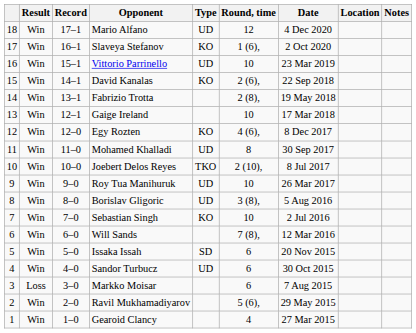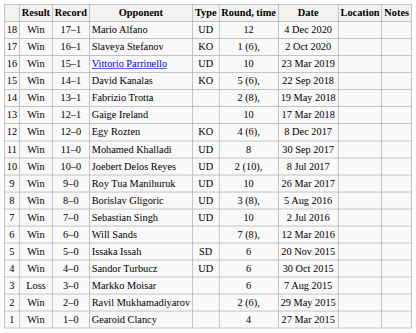(249, 81) 2 (6), -> (249, 81) 5 (6),
(206, 166) TKO -> (206, 166) UD
(206, 217) KO -> (206, 217) UD
(249, 302) 5 (6), -> (249, 302) 2 (6),
